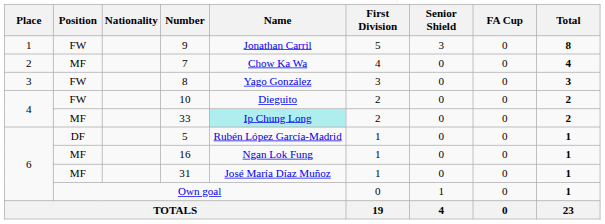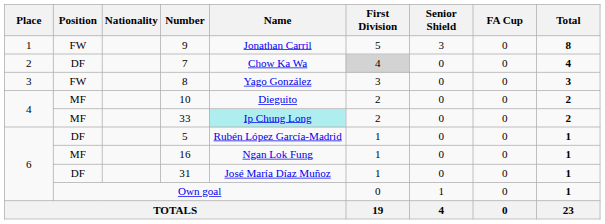(78, 63) MF -> (78, 63) DF
(378, 63) no background -> (378, 63) lightgrey background
(78, 100) FW -> (78, 100) MF
(78, 173) MF -> (78, 173) DF
